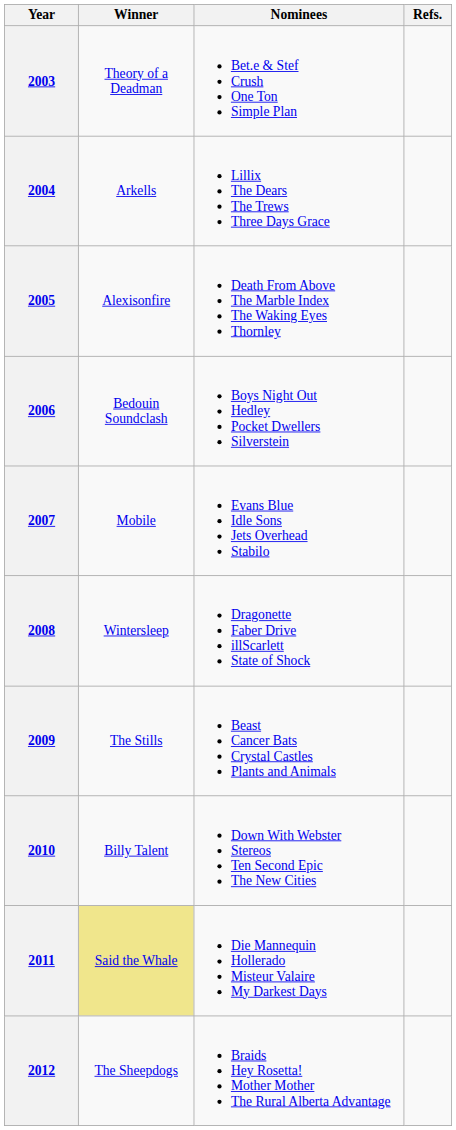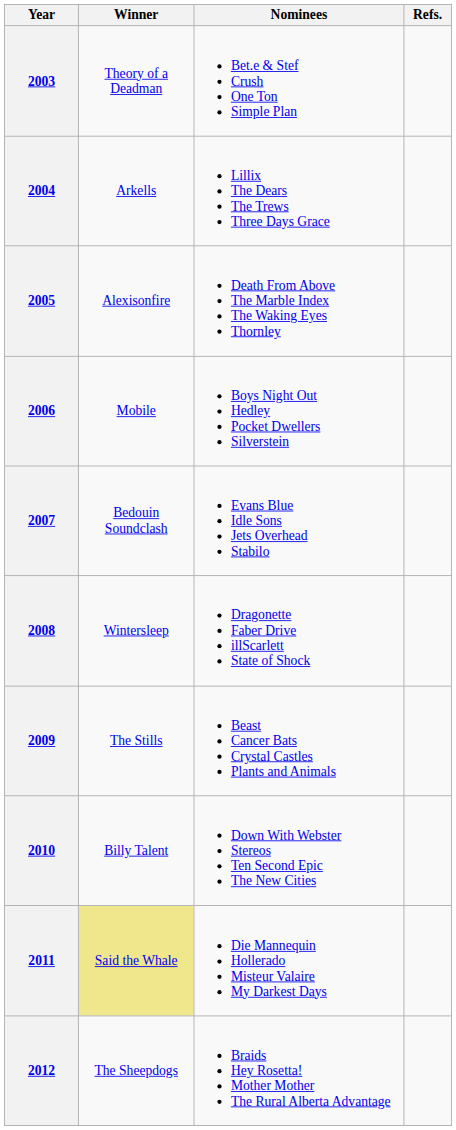(136, 410) Bedouin Soundclash -> (136, 410) Mobile
(136, 520) Mobile -> (136, 520) Bedouin Soundclash
